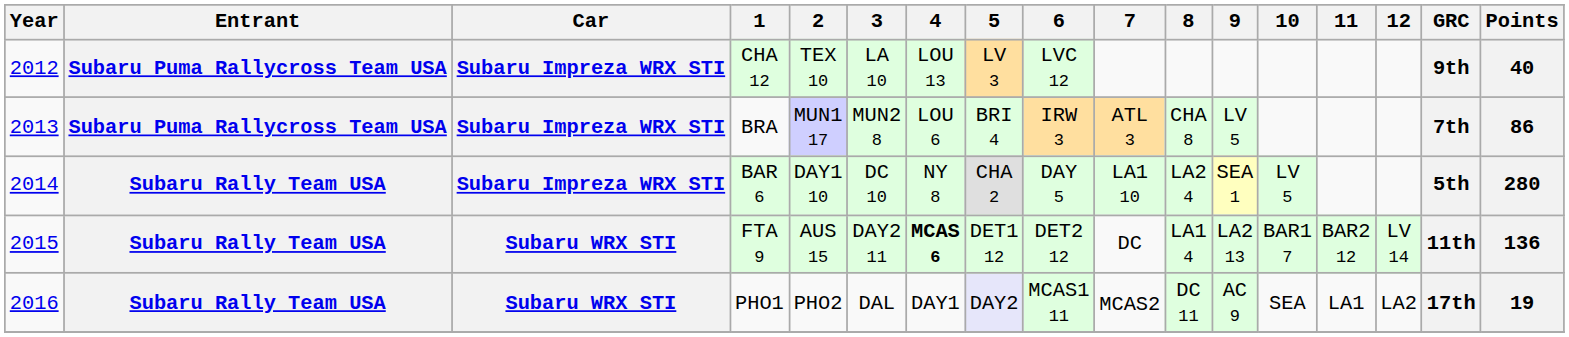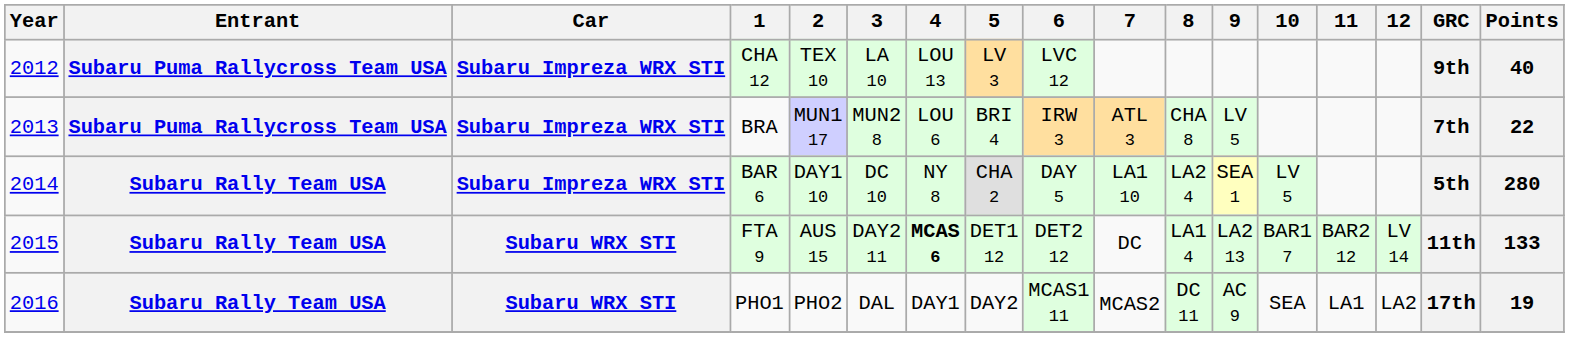(1522, 127) 86 -> (1522, 127) 22
(1522, 244) 136 -> (1522, 244) 133
(994, 302) lavender background -> (994, 302) no background
